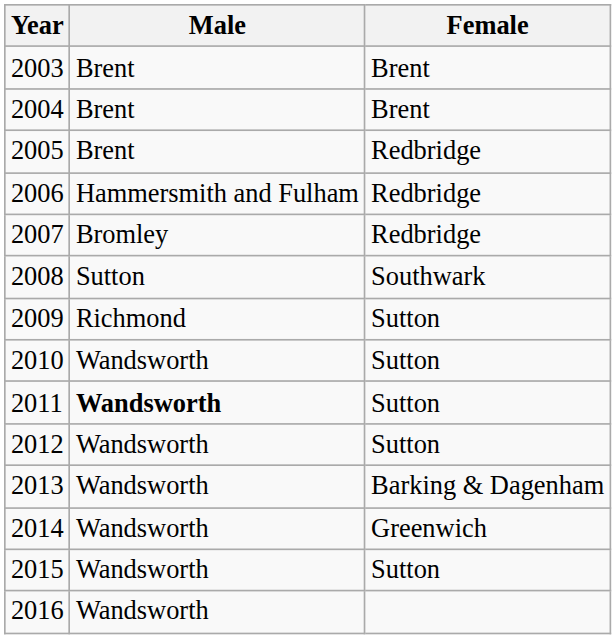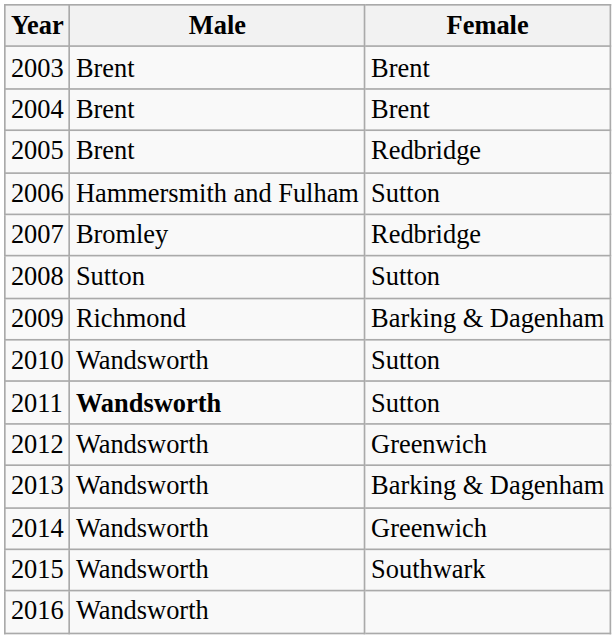(426, 192) Redbridge -> (406, 192) Sutton
(428, 276) Southwark -> (406, 276) Sutton
(406, 318) Sutton -> (488, 318) Barking & Dagenham
(406, 444) Sutton -> (429, 444) Greenwich
(406, 569) Sutton -> (428, 569) Southwark
